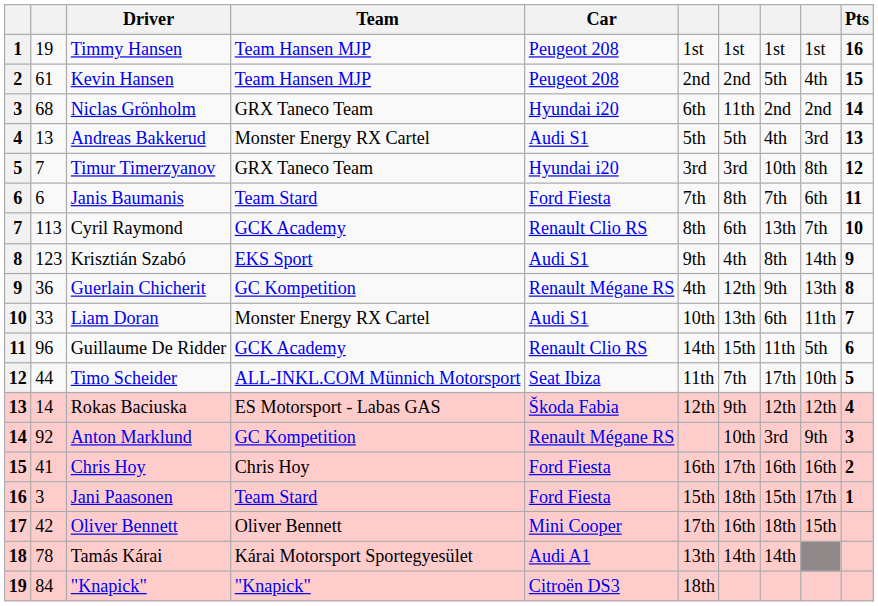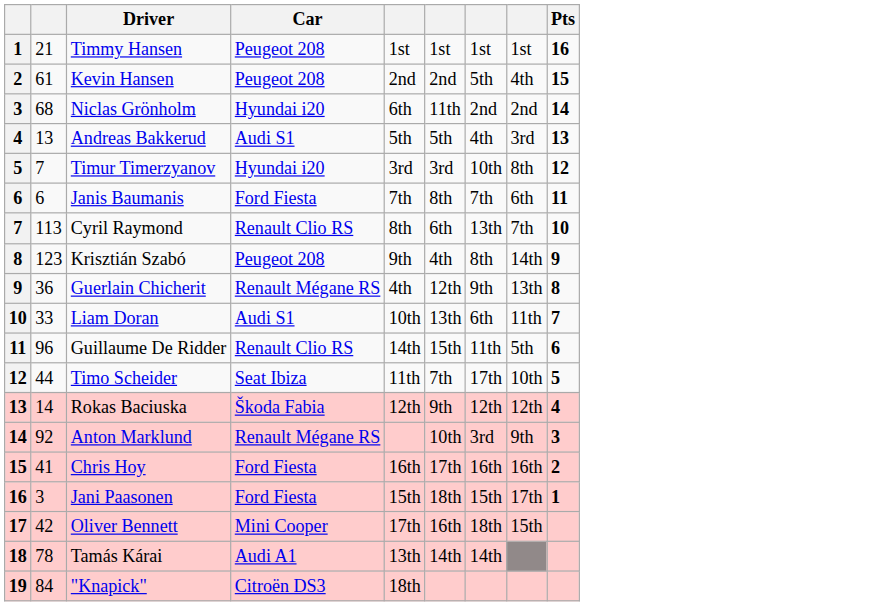- column: (378, 19)
(44, 49) 19 -> (44, 49) 21
(559, 258) Audi S1 -> (280, 258) Peugeot 208
